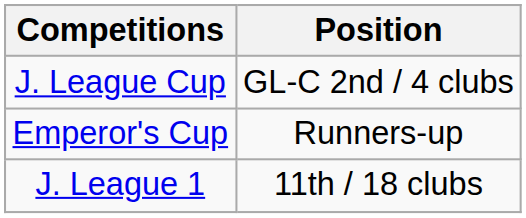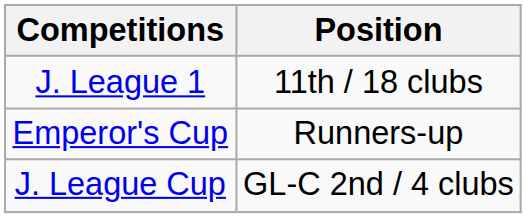rows swapped: (120, 184) <-> (120, 81)
